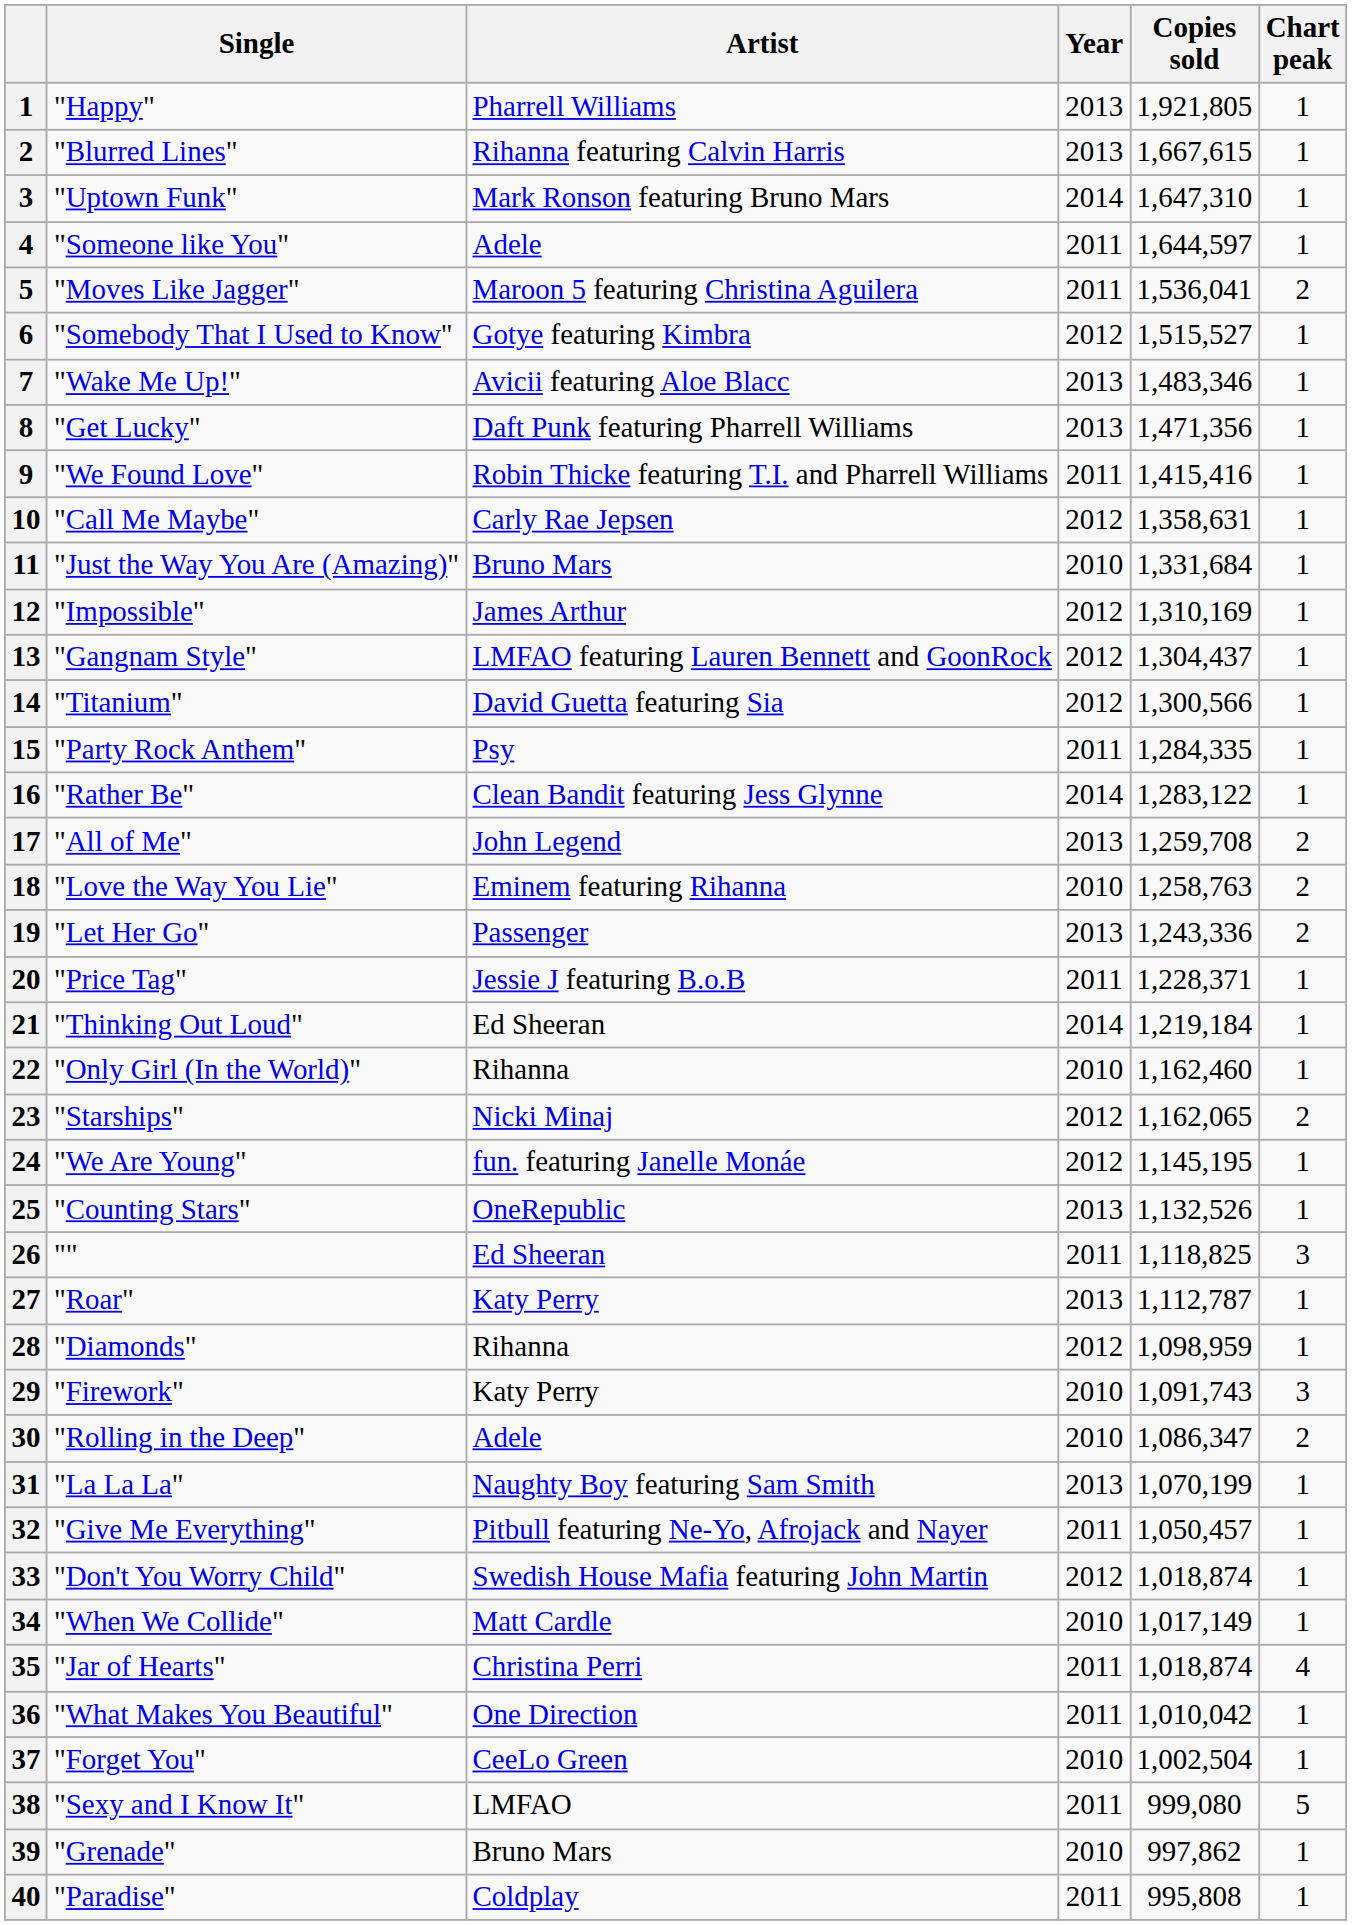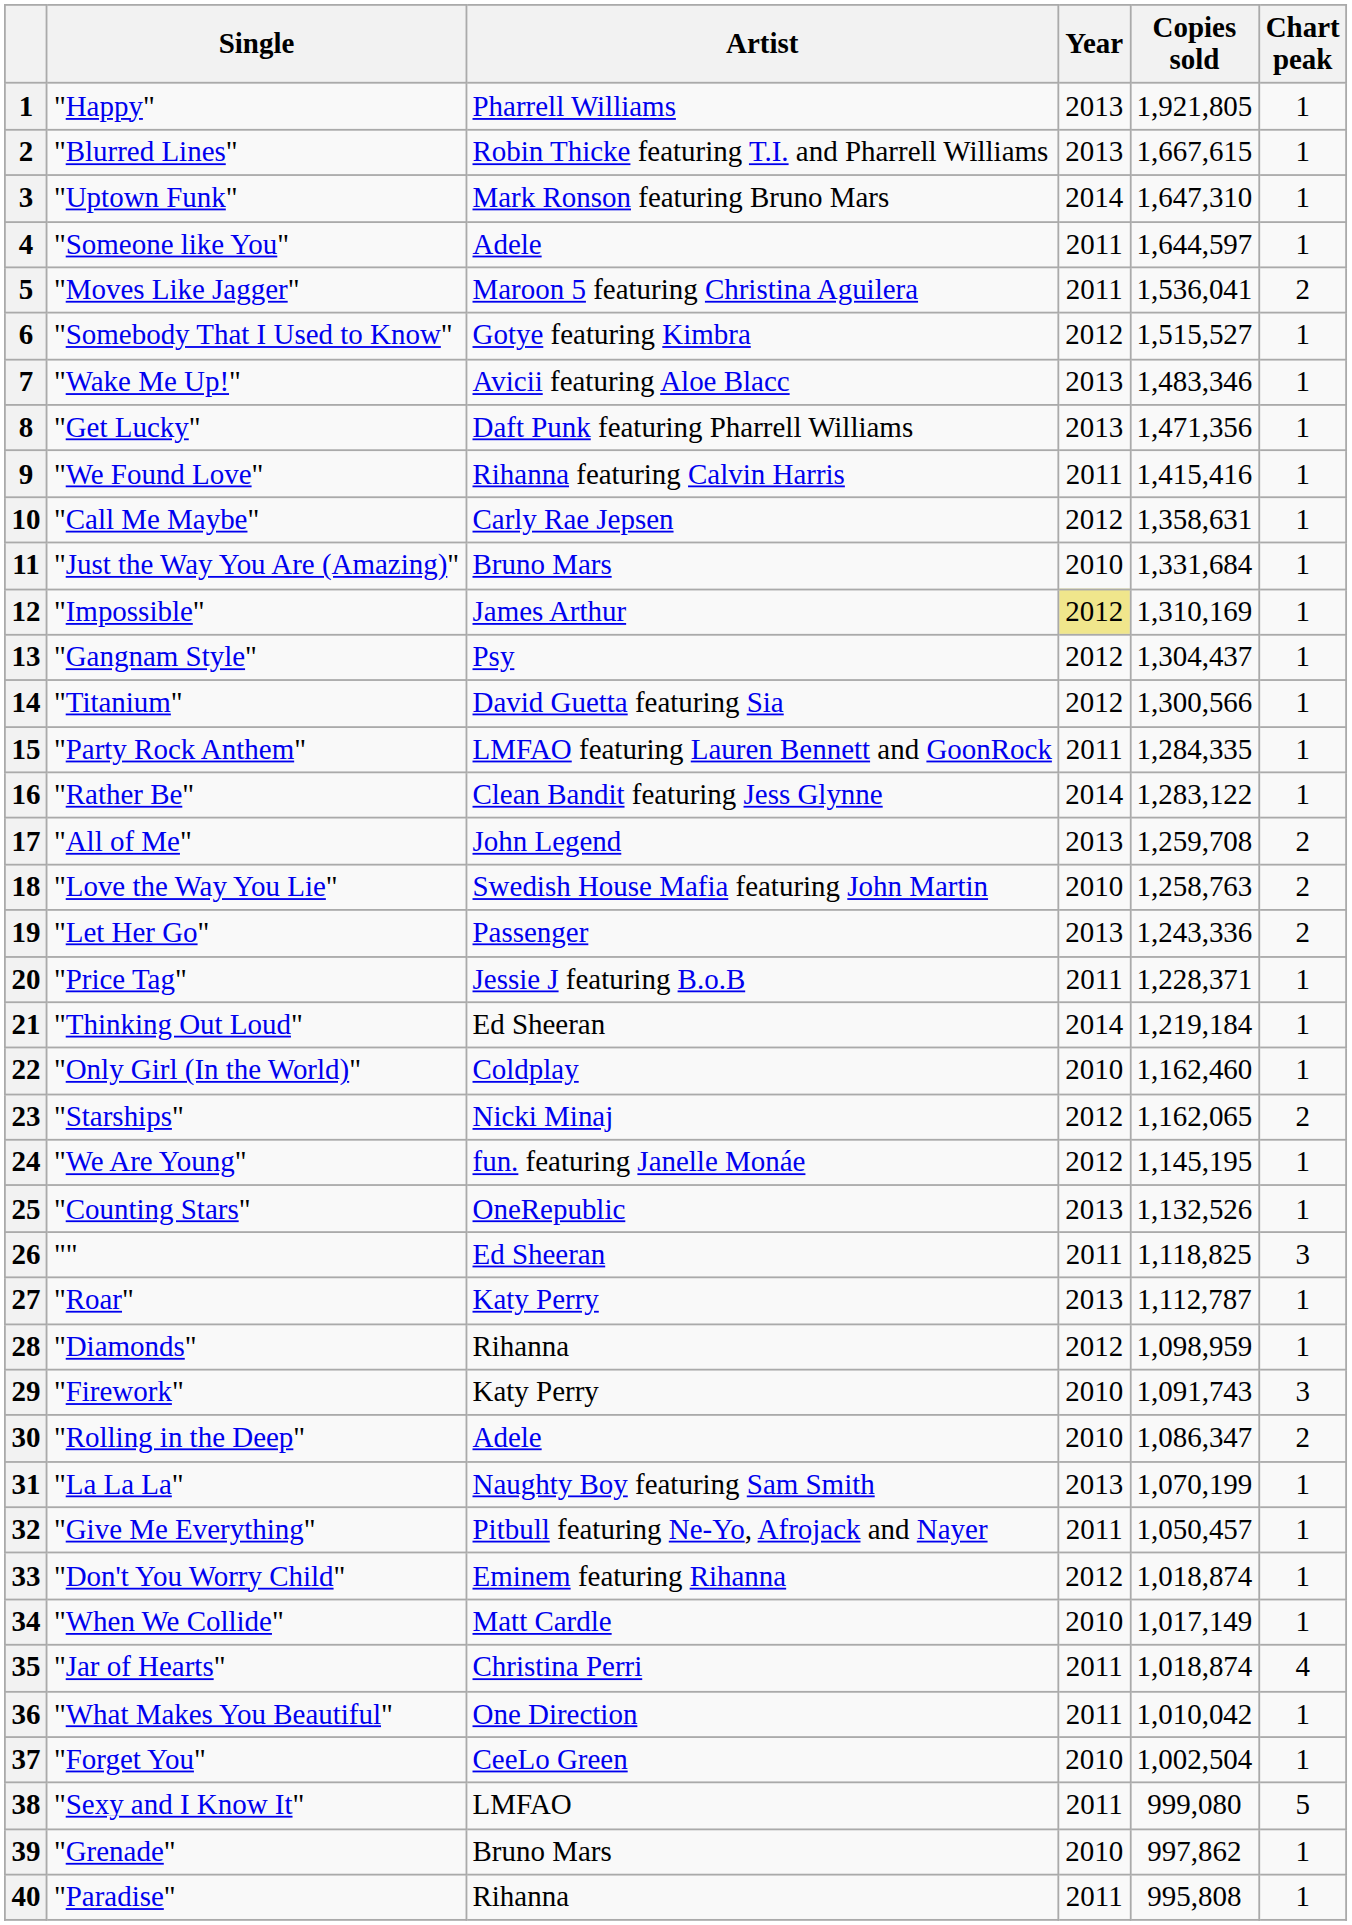(659, 151) Rihanna featuring Calvin Harris -> (760, 151) Robin Thicke featuring T.I. and Pharrell Williams
(760, 473) Robin Thicke featuring T.I. and Pharrell Williams -> (659, 473) Rihanna featuring Calvin Harris
(1094, 611) no background -> (1094, 611) khaki background
(762, 657) LMFAO featuring Lauren Bennett and GoonRock -> (493, 657) Psy
(493, 748) Psy -> (762, 748) LMFAO featuring Lauren Bennett and GoonRock
(629, 886) Eminem featuring Rihanna -> (730, 886) Swedish House Mafia featuring John Martin
(521, 1070) Rihanna -> (526, 1070) Coldplay
(730, 1575) Swedish House Mafia featuring John Martin -> (629, 1575) Eminem featuring Rihanna
(526, 1897) Coldplay -> (521, 1897) Rihanna
